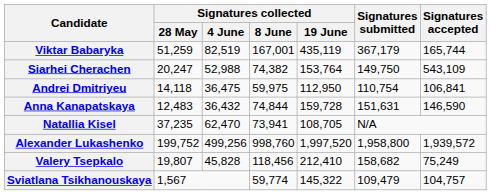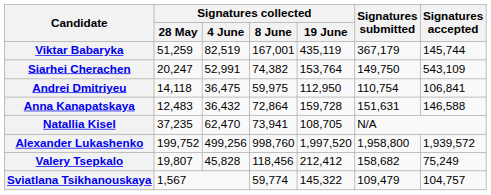(444, 50) 165,744 -> (444, 50) 145,744
(222, 69) 52,988 -> (222, 69) 52,991
(270, 106) 74,844 -> (270, 106) 72,864
(444, 106) 146,590 -> (444, 106) 146,588
(321, 161) 212,410 -> (321, 161) 212,412
